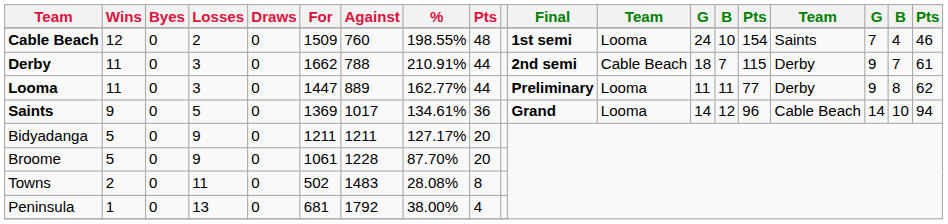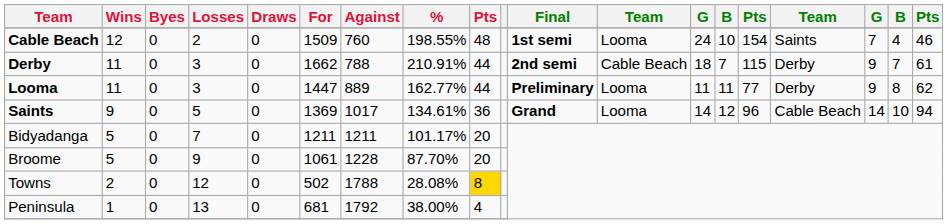(196, 135) 9 -> (196, 135) 7
(437, 135) 127.17% -> (437, 135) 101.17%
(200, 183) 11 -> (201, 183) 12
(361, 183) 1483 -> (361, 183) 1788
(478, 183) no background -> (478, 183) gold background
